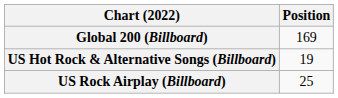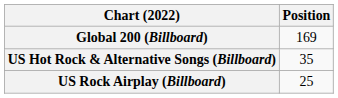(306, 59) 19 -> (306, 59) 35
